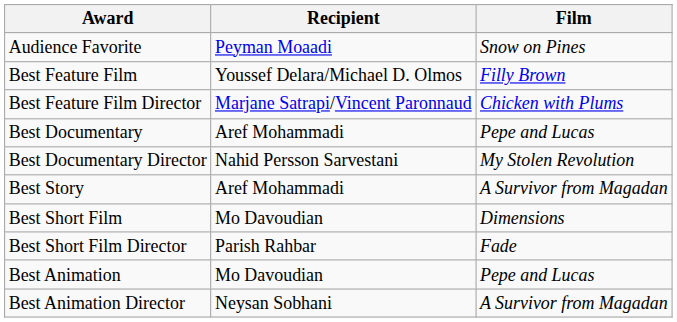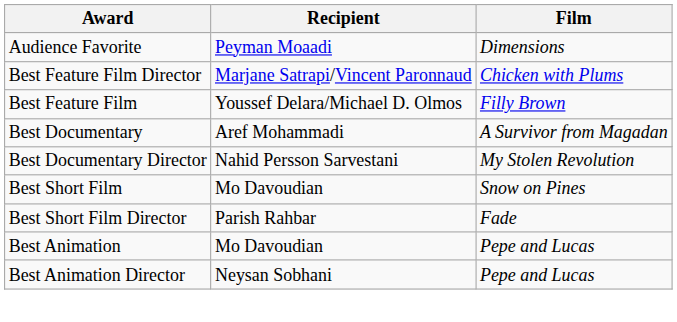(533, 47) Snow on Pines -> (522, 47) Dimensions
rows swapped: (73, 75) <-> (105, 103)
(537, 132) Pepe and Lucas -> (574, 132) A Survivor from Magadan
- row: (46, 189)
(522, 217) Dimensions -> (533, 189) Snow on Pines
(574, 302) A Survivor from Magadan -> (537, 274) Pepe and Lucas
